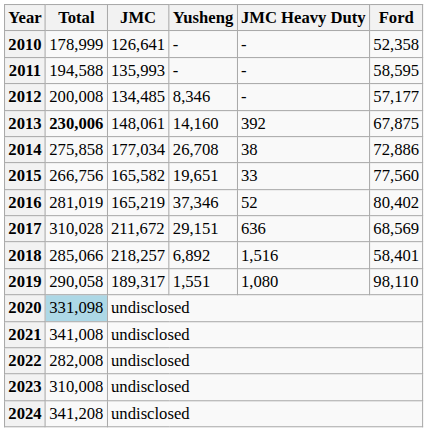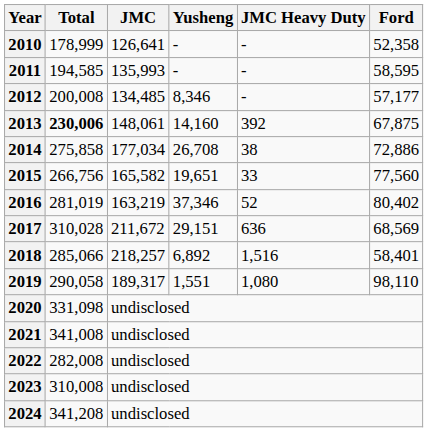(76, 70) 194,588 -> (76, 70) 194,585
(138, 202) 165,219 -> (138, 202) 163,219
(76, 307) lightblue background -> (76, 307) no background
